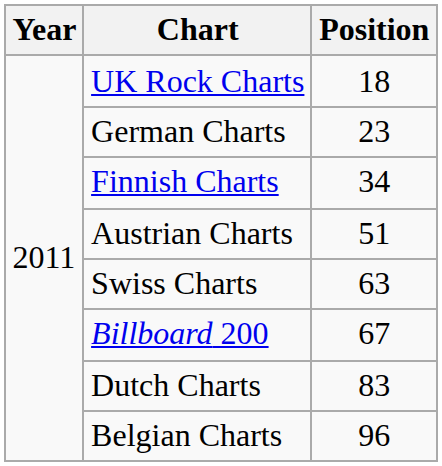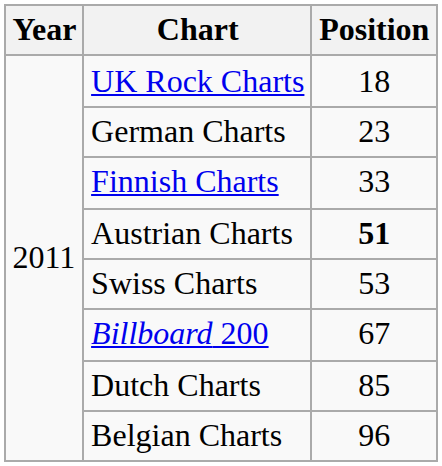(374, 182) 34 -> (374, 182) 33
(374, 232) normal -> (374, 232) bold
(374, 283) 63 -> (374, 283) 53
(374, 385) 83 -> (374, 385) 85
